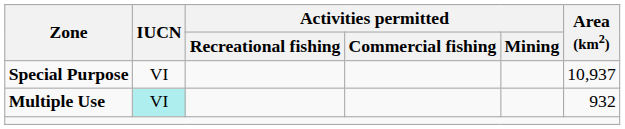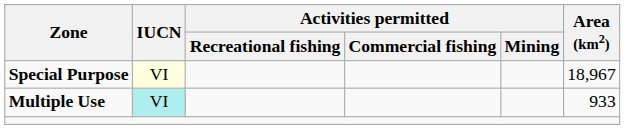(159, 74) no background -> (159, 74) lightyellow background
(592, 74) 10,937 -> (592, 74) 18,967
(603, 102) 932 -> (603, 102) 933
